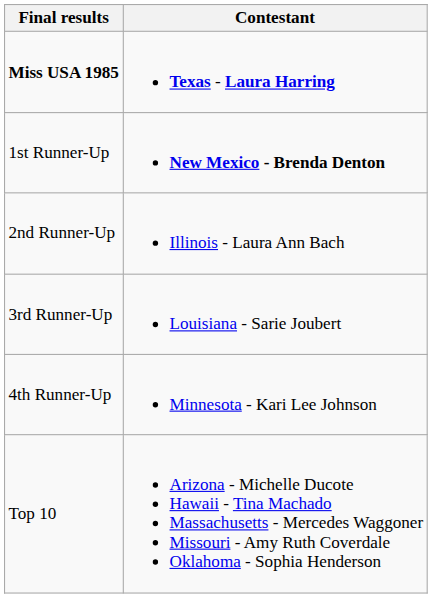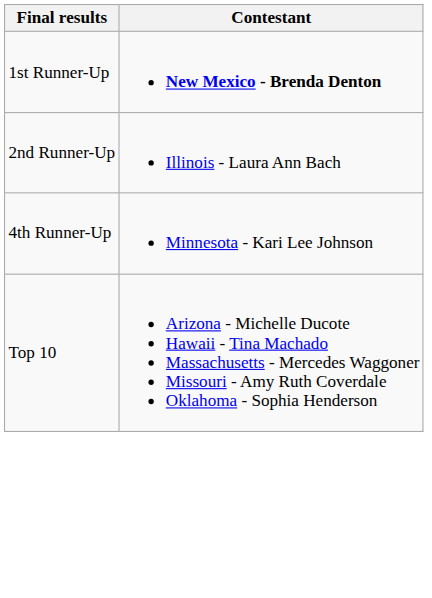- row: (64, 71)
- row: (60, 313)
